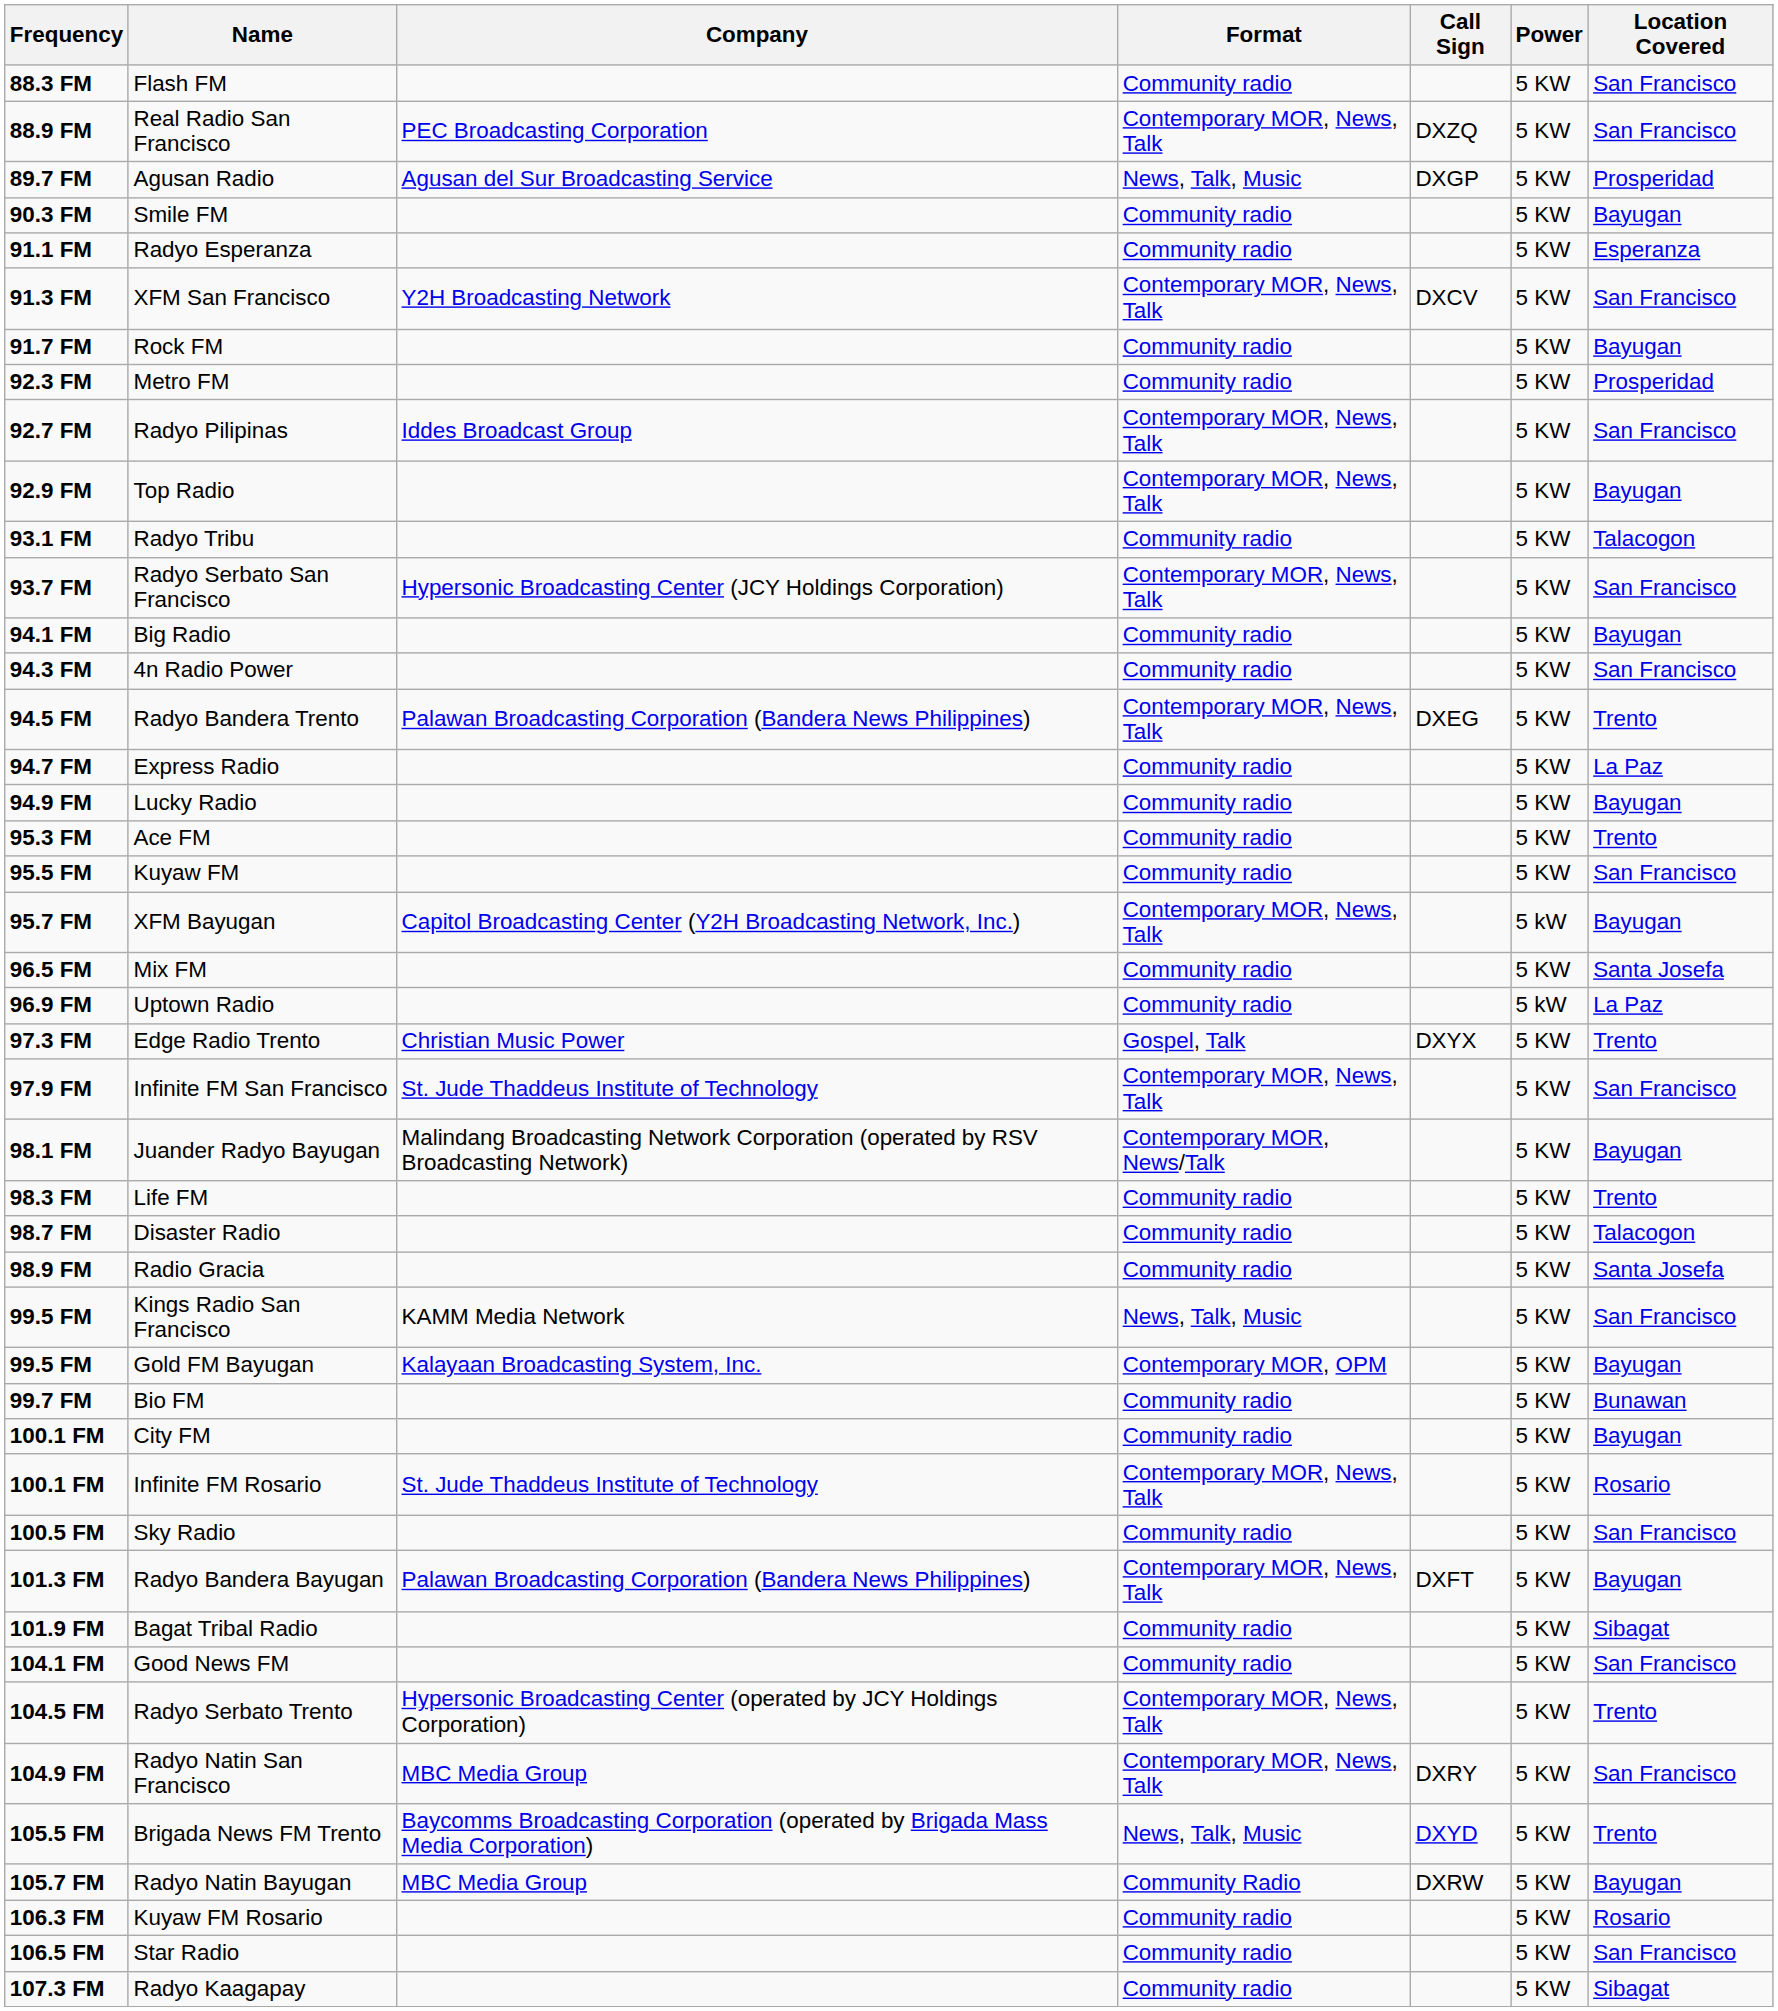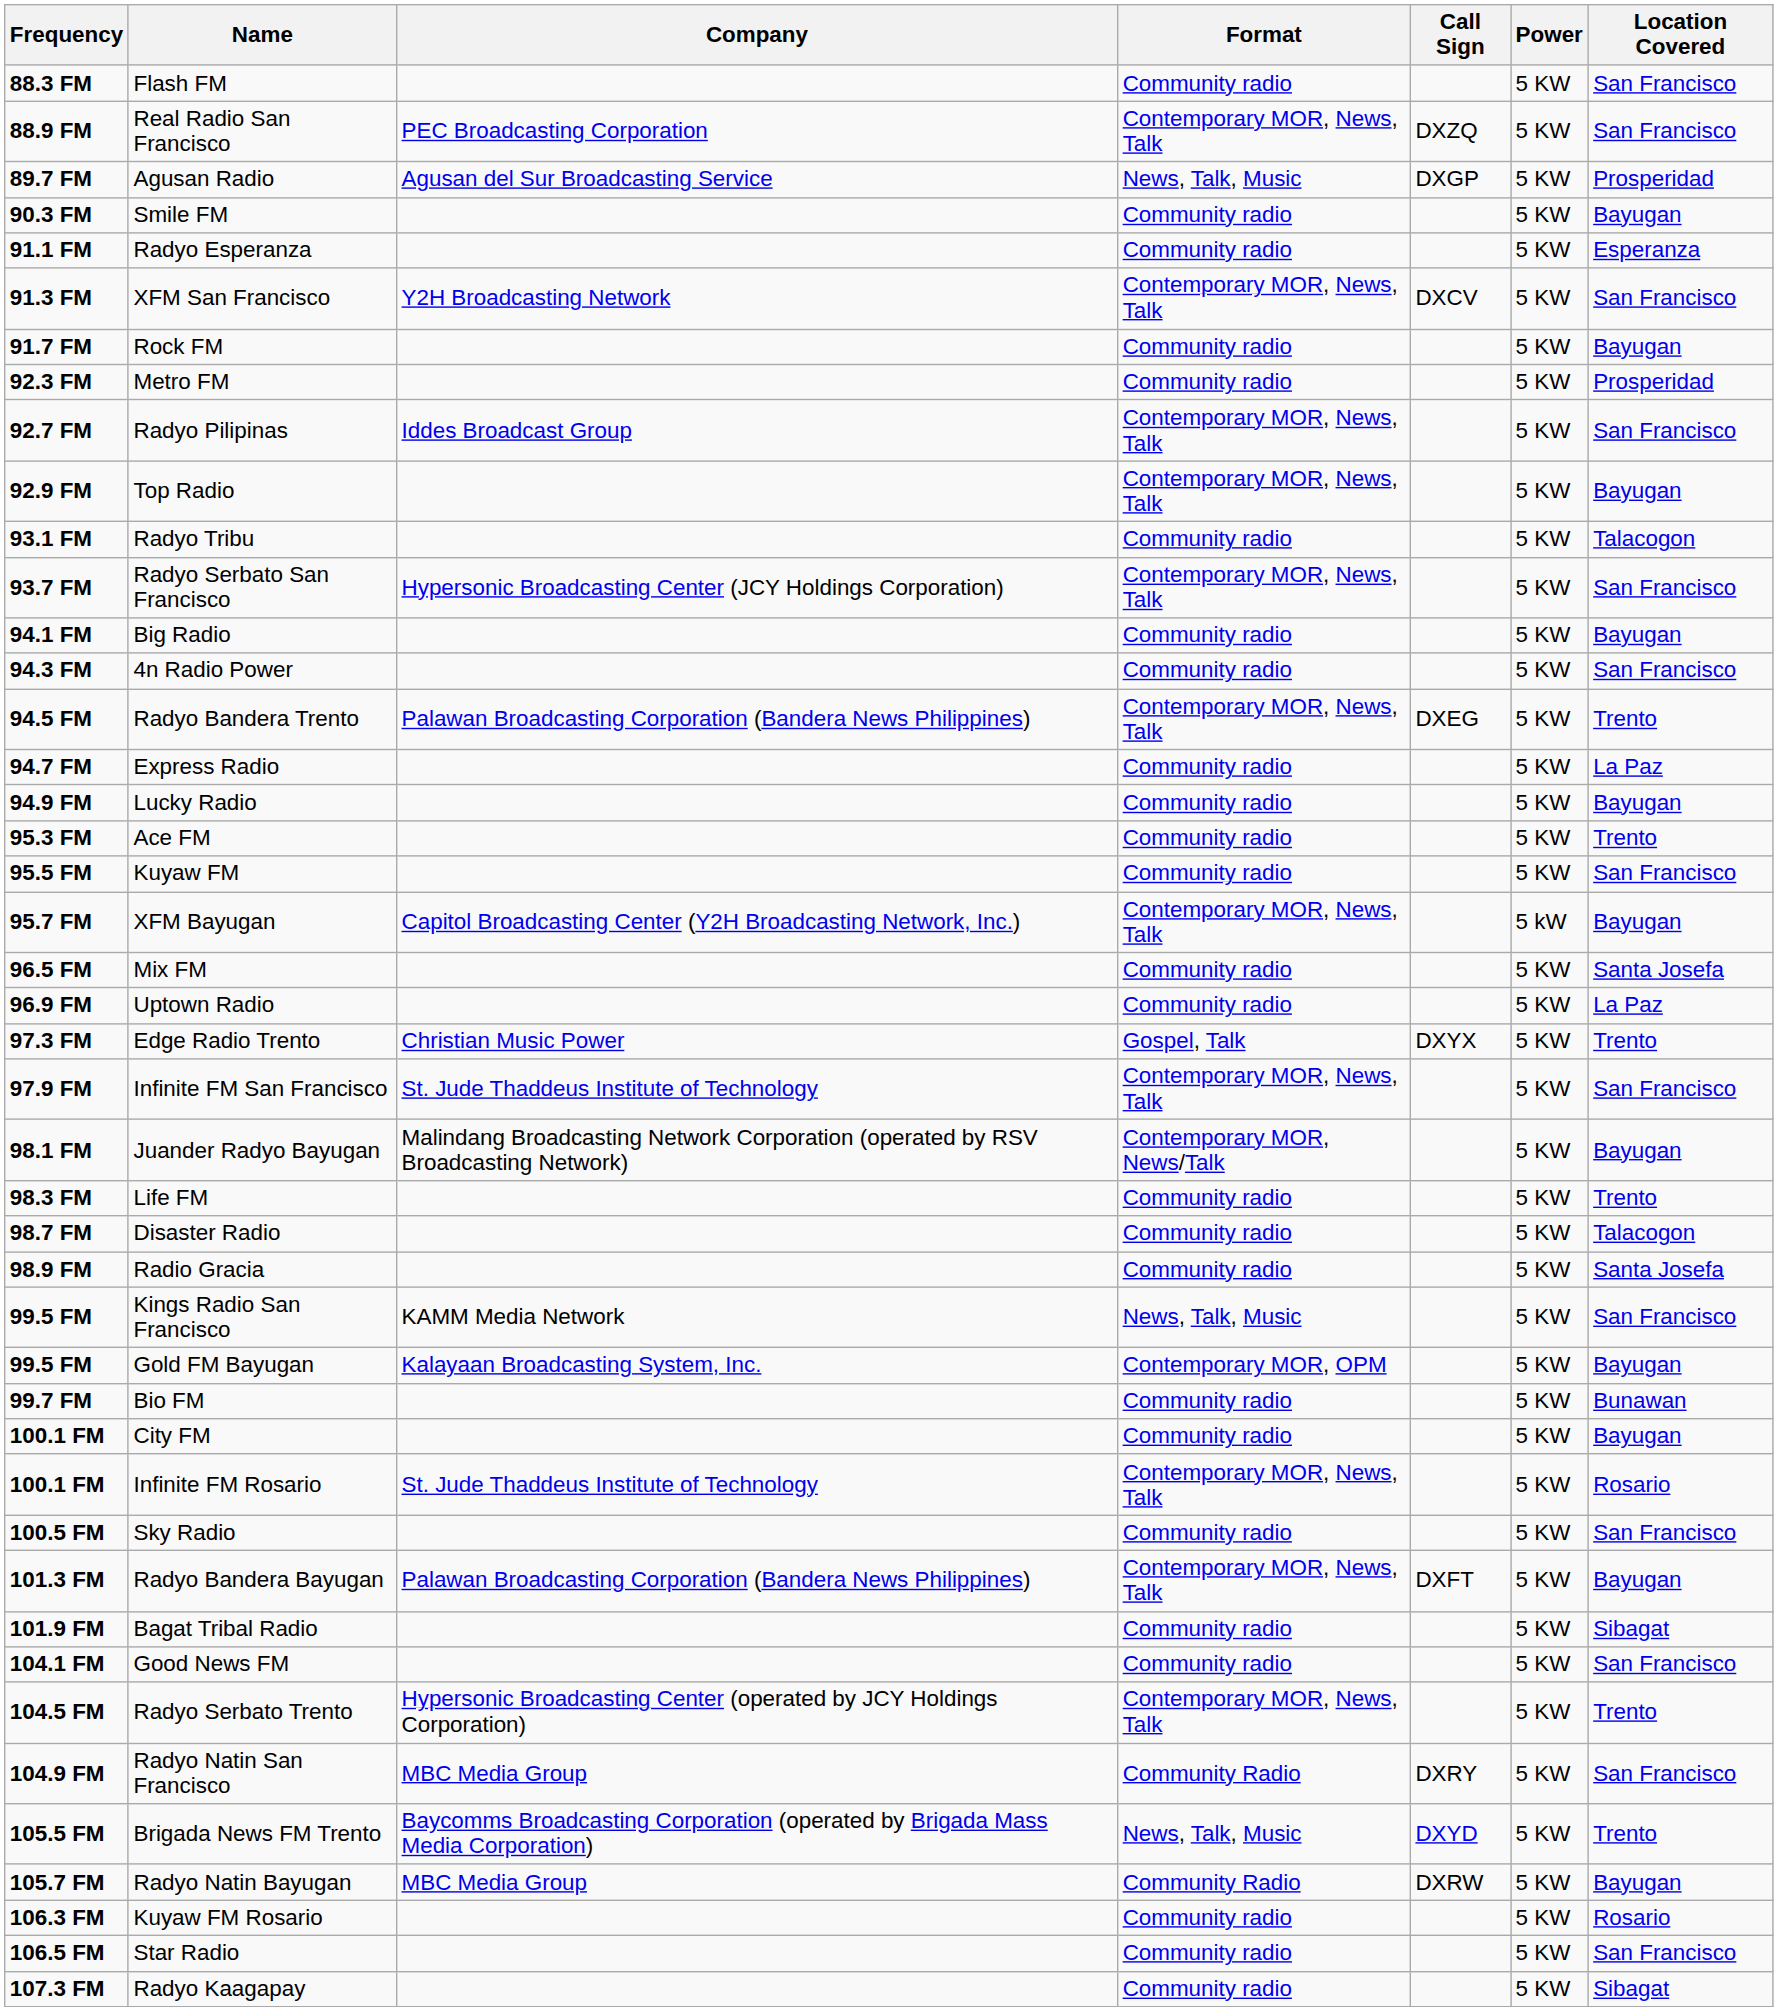(1541, 1005) 5 kW -> (1543, 1005) 5 KW
(1260, 1773) Contemporary MOR, News, Talk -> (1212, 1773) Community Radio
